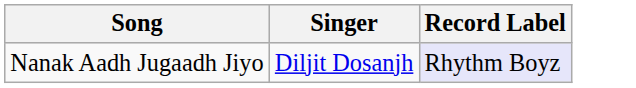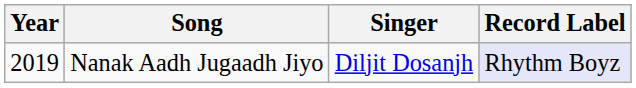+ column: (35, 23)
